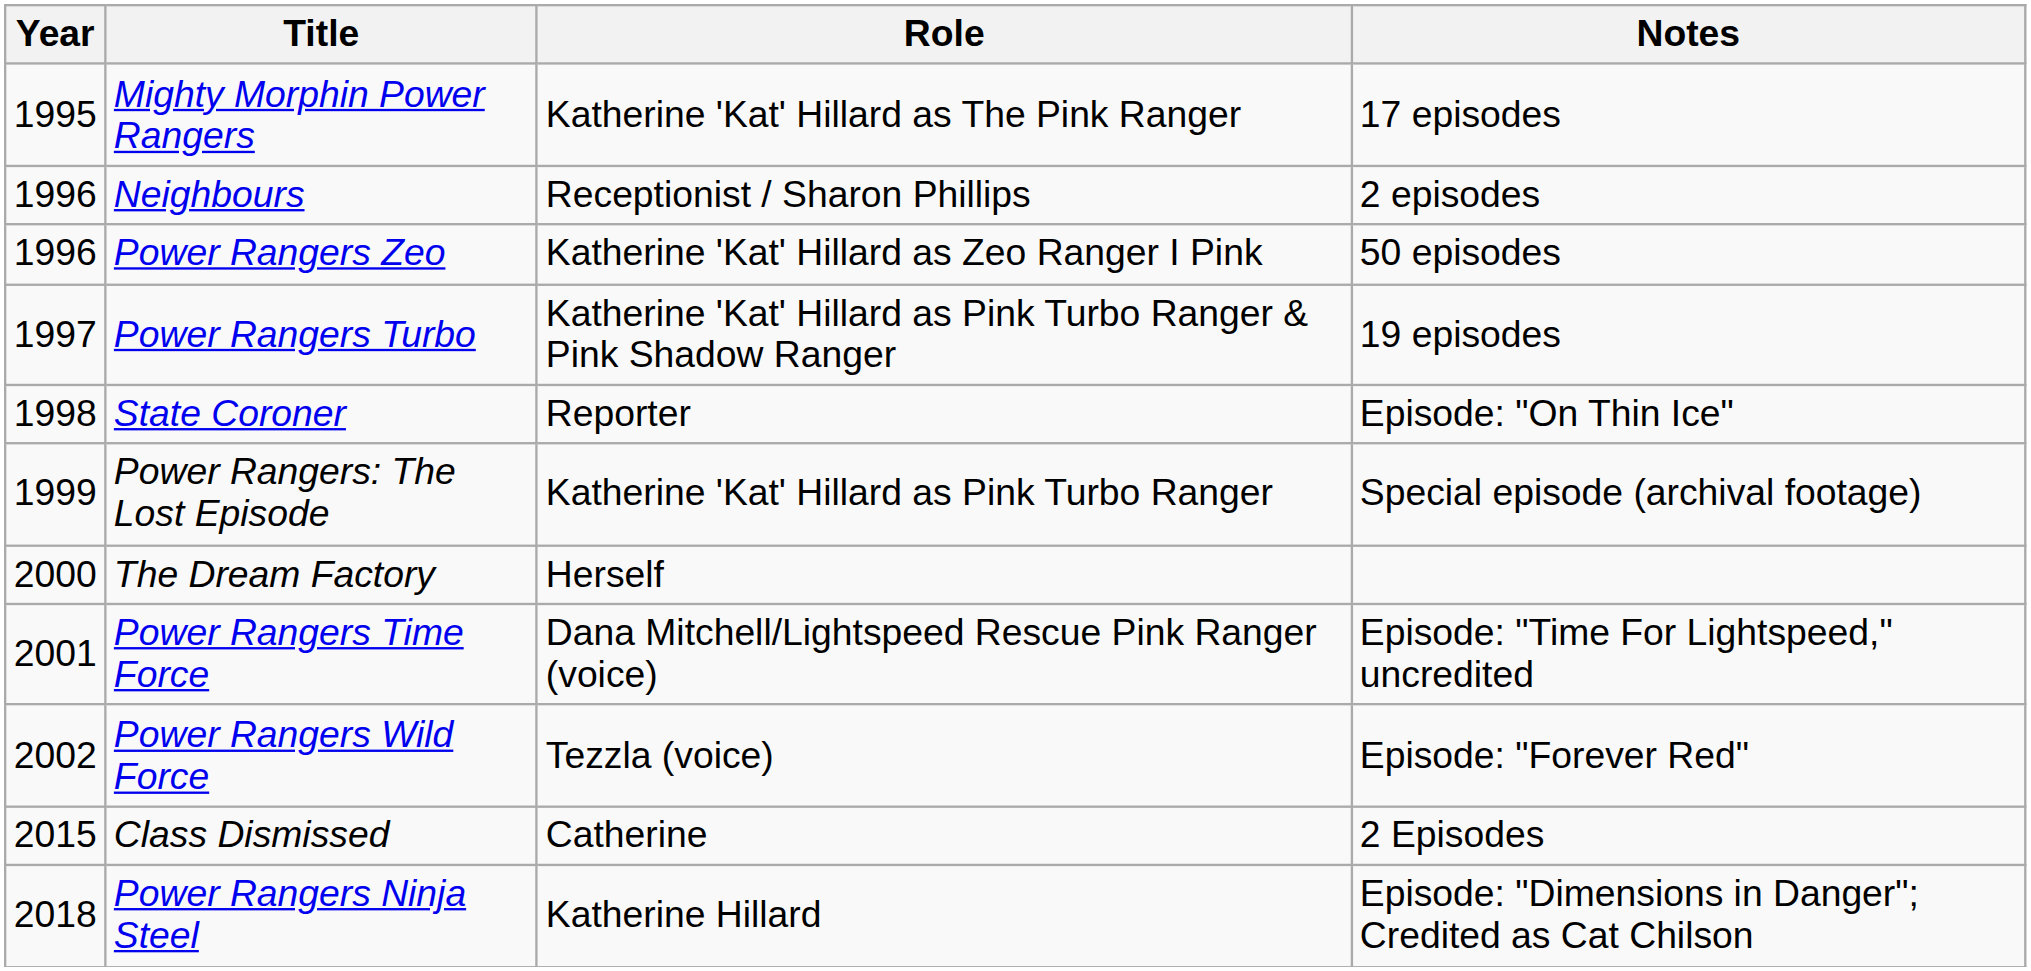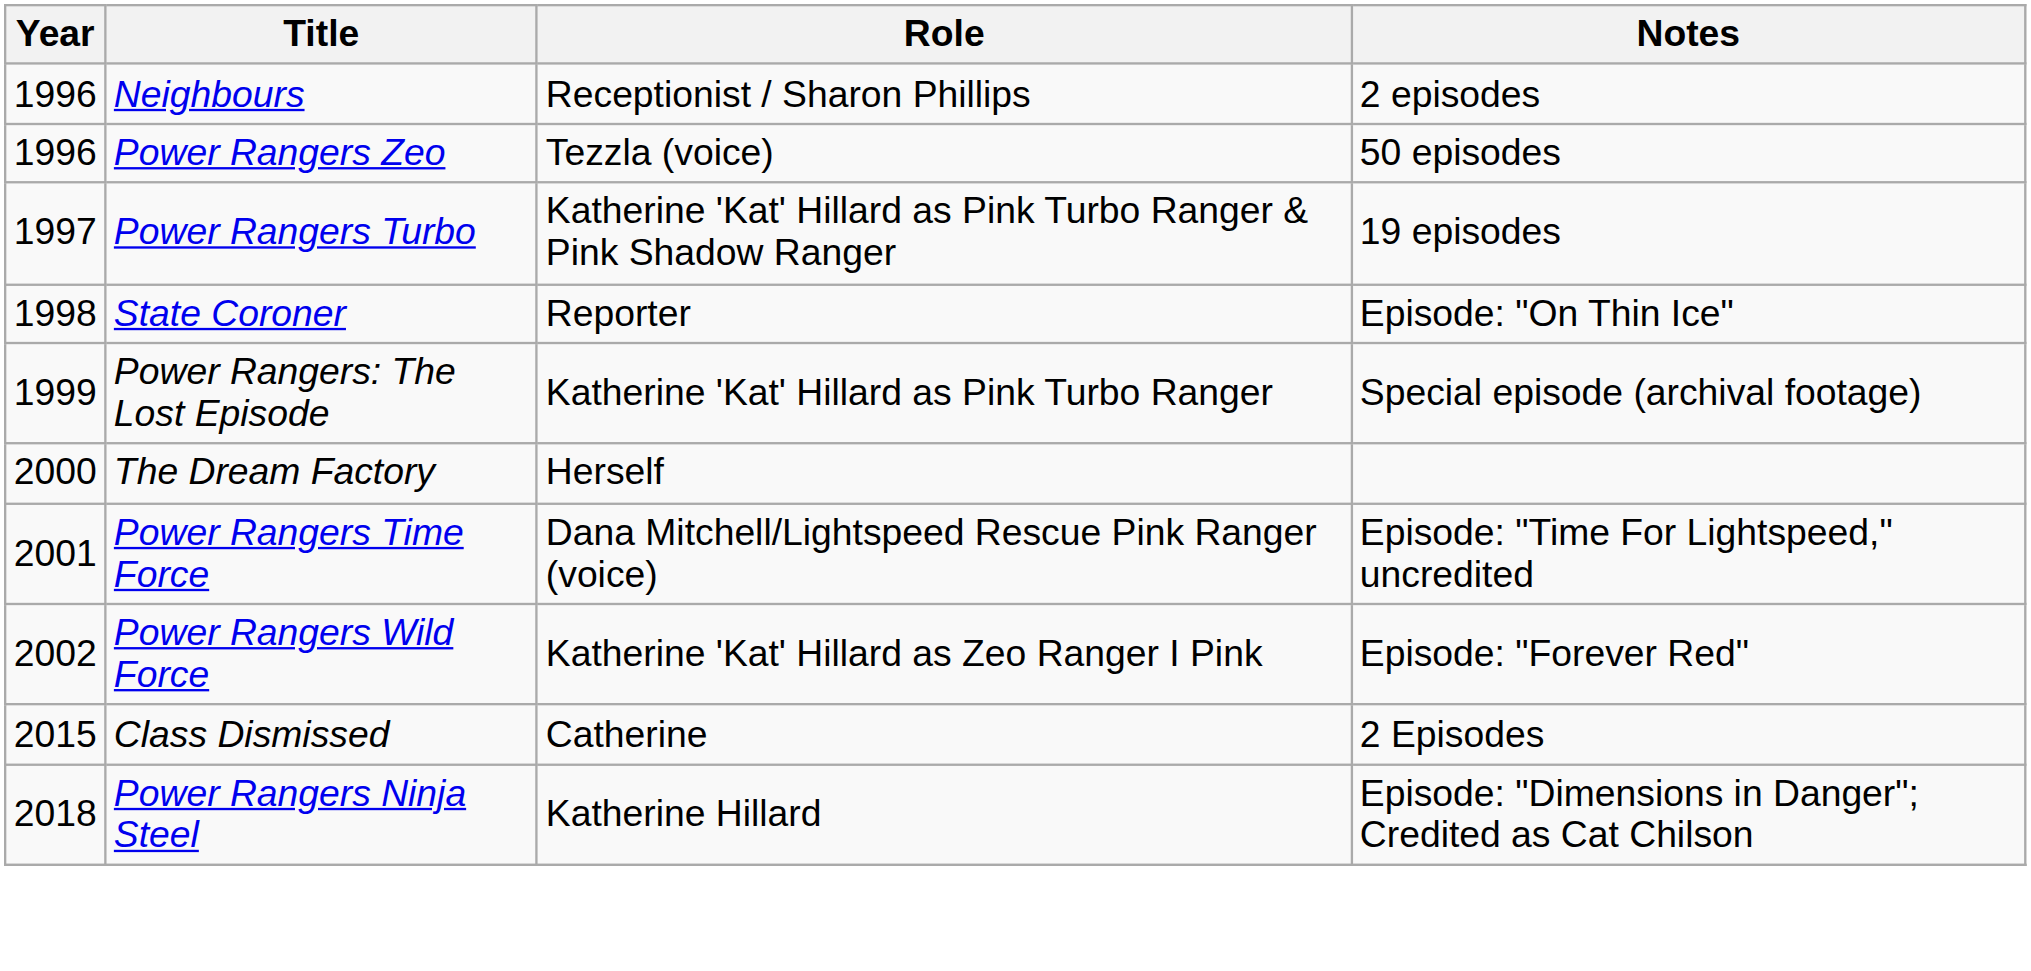- row: (299, 114)
(904, 253) Katherine 'Kat' Hillard as Zeo Ranger I Pink -> (660, 152) Tezzla (voice)
(660, 754) Tezzla (voice) -> (904, 653) Katherine 'Kat' Hillard as Zeo Ranger I Pink
